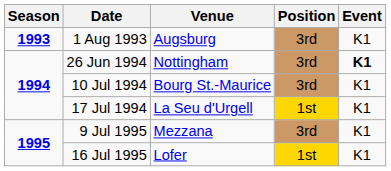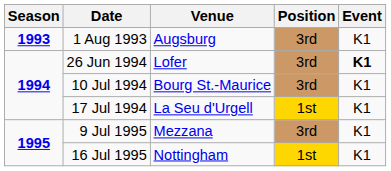(191, 62) Nottingham -> (170, 62) Lofer
(170, 155) Lofer -> (191, 155) Nottingham
